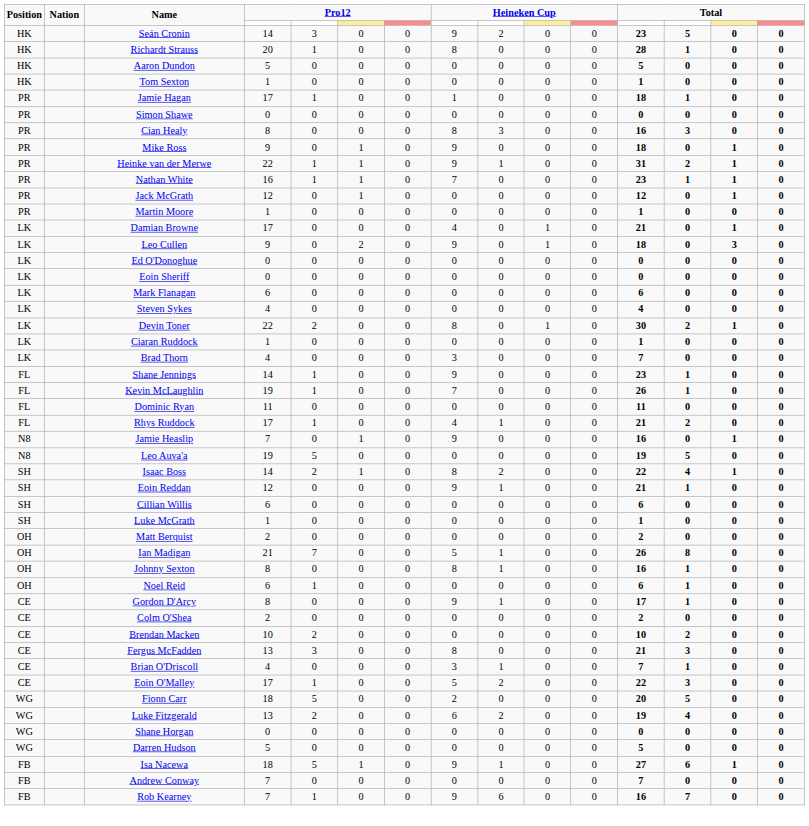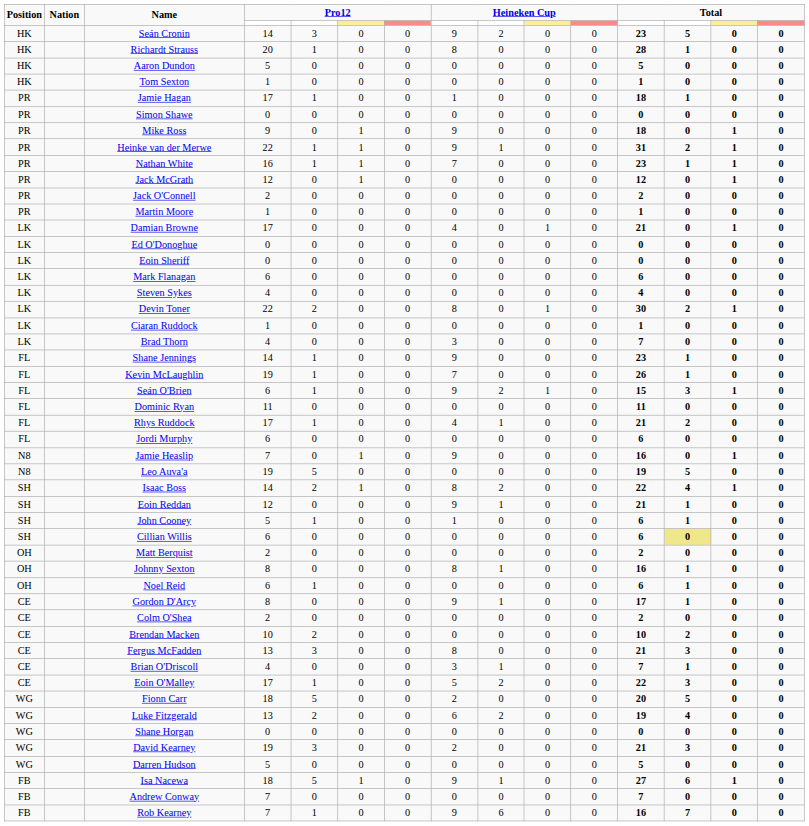- row: (164, 131)
+ row: (164, 195)
- row: (164, 244)
+ row: (164, 390)
+ row: (164, 439)
+ row: (164, 520)
(688, 504) no background -> (688, 537) khaki background
- row: (164, 520)
- row: (164, 553)
+ row: (164, 748)
